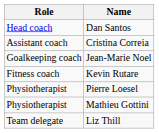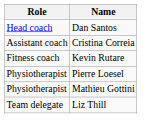- row: (119, 58)
